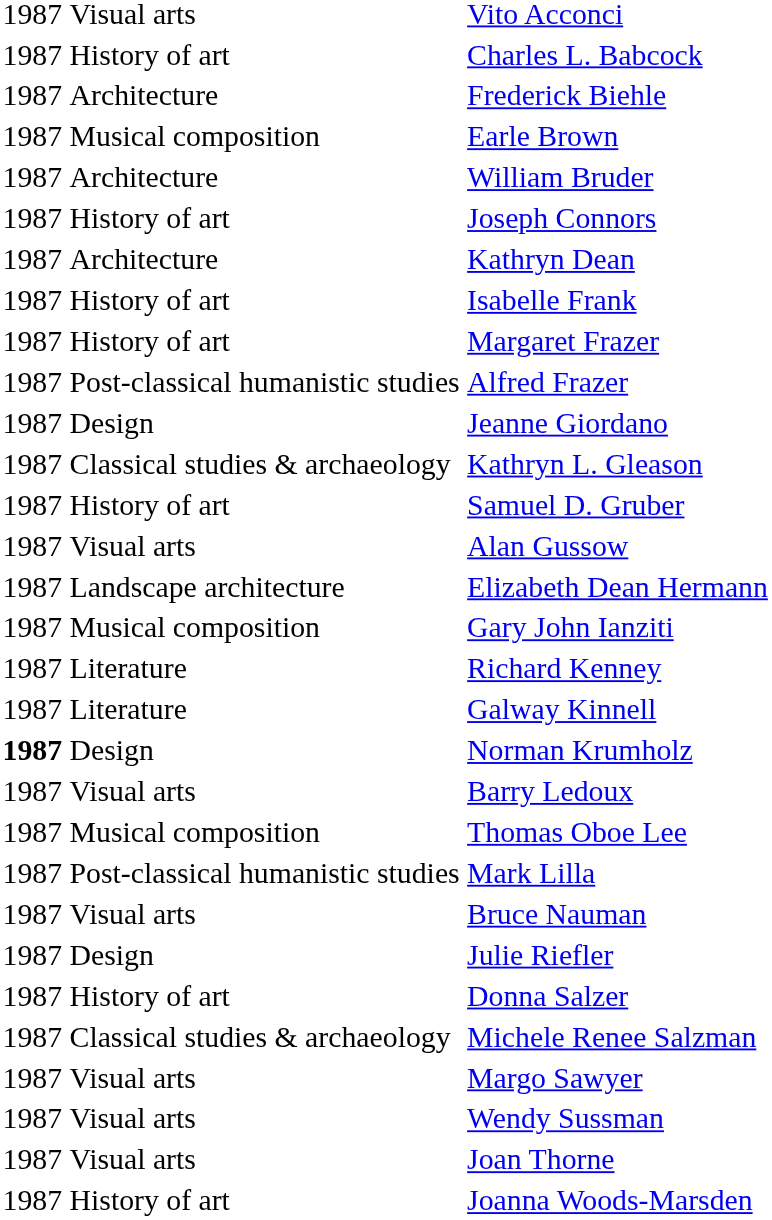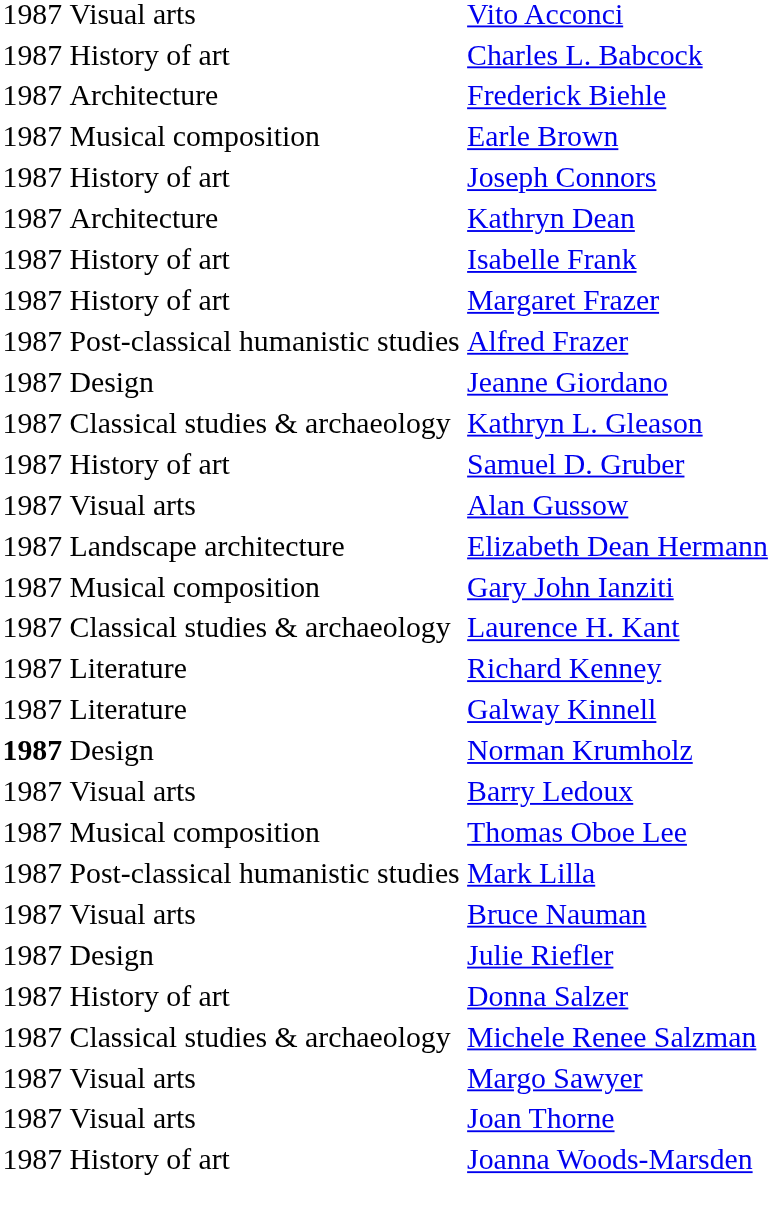- row: (560, 177)
+ row: (573, 627)
- row: (566, 1118)
